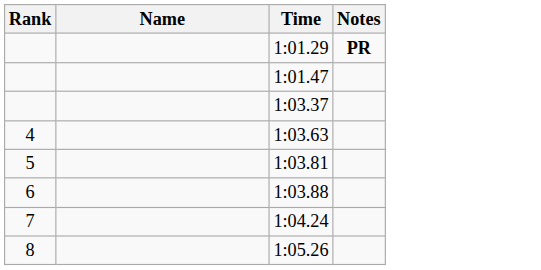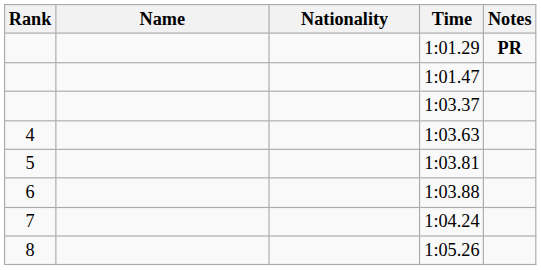+ column: (345, 18)
